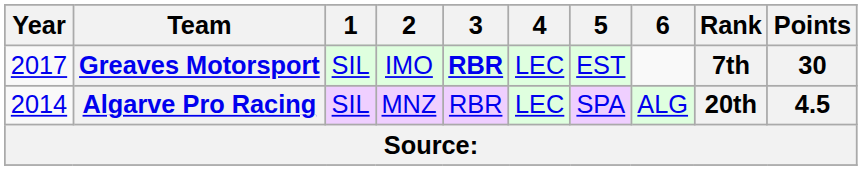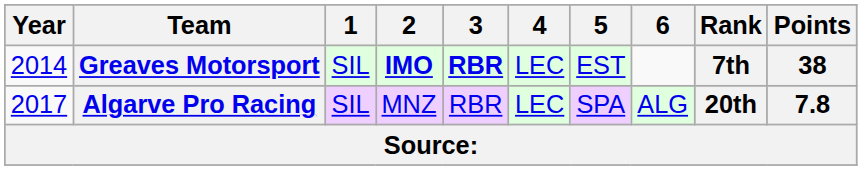(39, 65) 2017 -> (39, 65) 2014
(409, 65) normal -> (409, 65) bold
(812, 65) 30 -> (812, 65) 38
(39, 105) 2014 -> (39, 105) 2017
(812, 105) 4.5 -> (812, 105) 7.8
